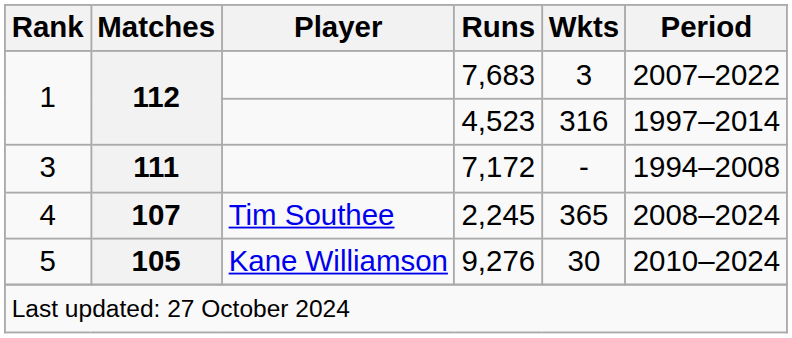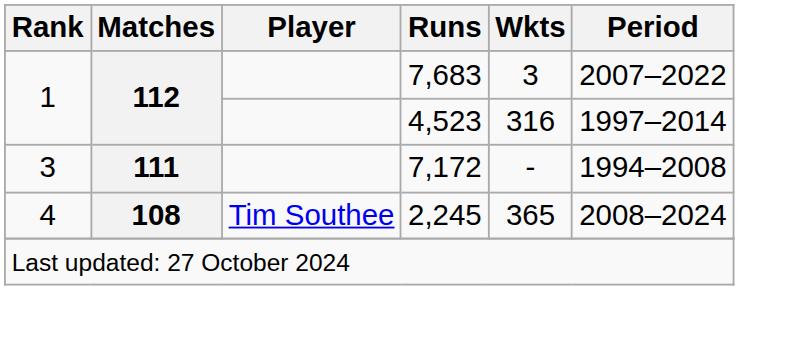(156, 214) 107 -> (156, 214) 108
- row: (498, 261)
